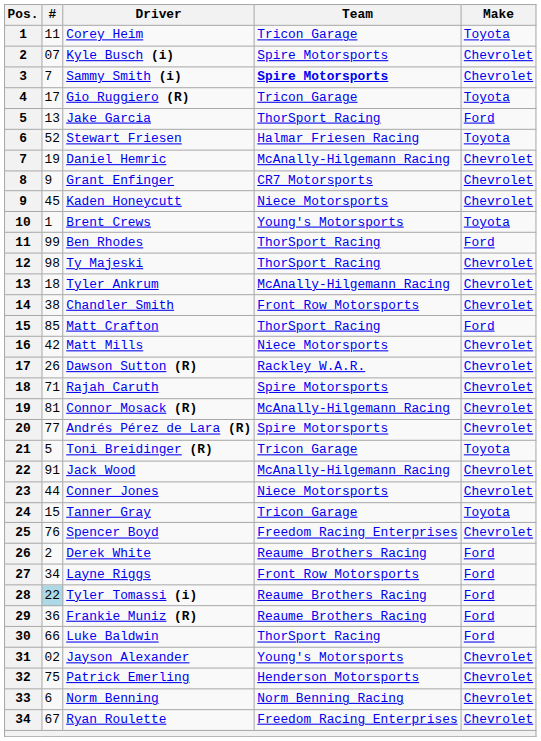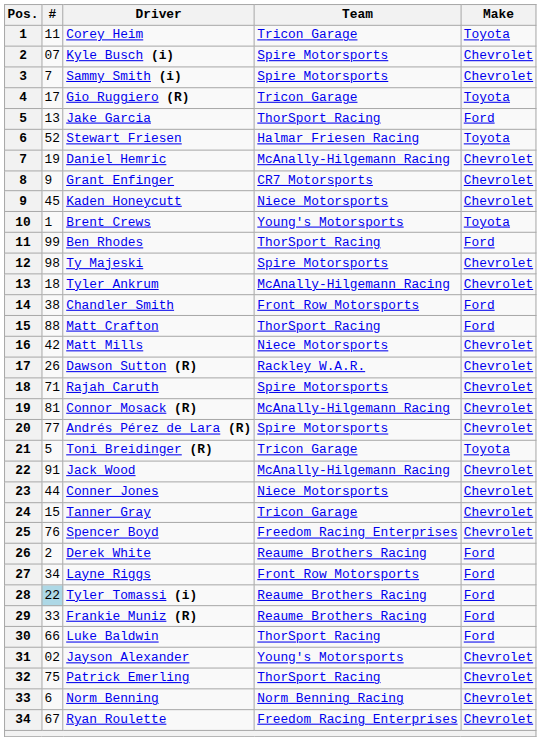(323, 77) bold -> (323, 77) normal
(319, 264) ThorSport Racing -> (323, 264) Spire Motorsports
(498, 306) Chevrolet -> (479, 306) Ford
(52, 326) 85 -> (52, 326) 88
(487, 513) Toyota -> (498, 513) Chevrolet
(52, 617) 36 -> (52, 617) 33
(338, 679) Henderson Motorsports -> (319, 679) ThorSport Racing
